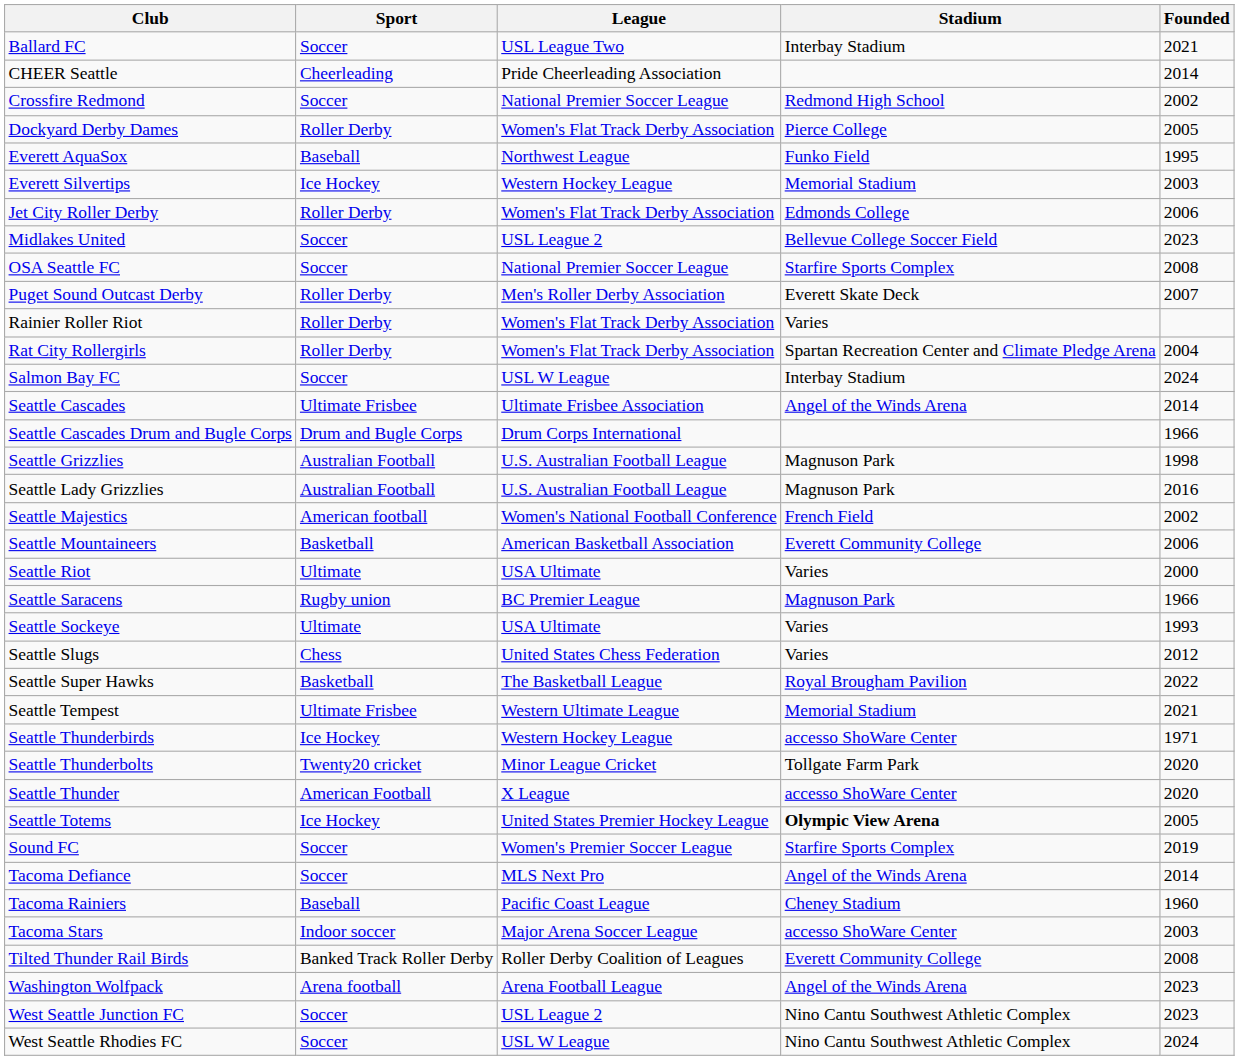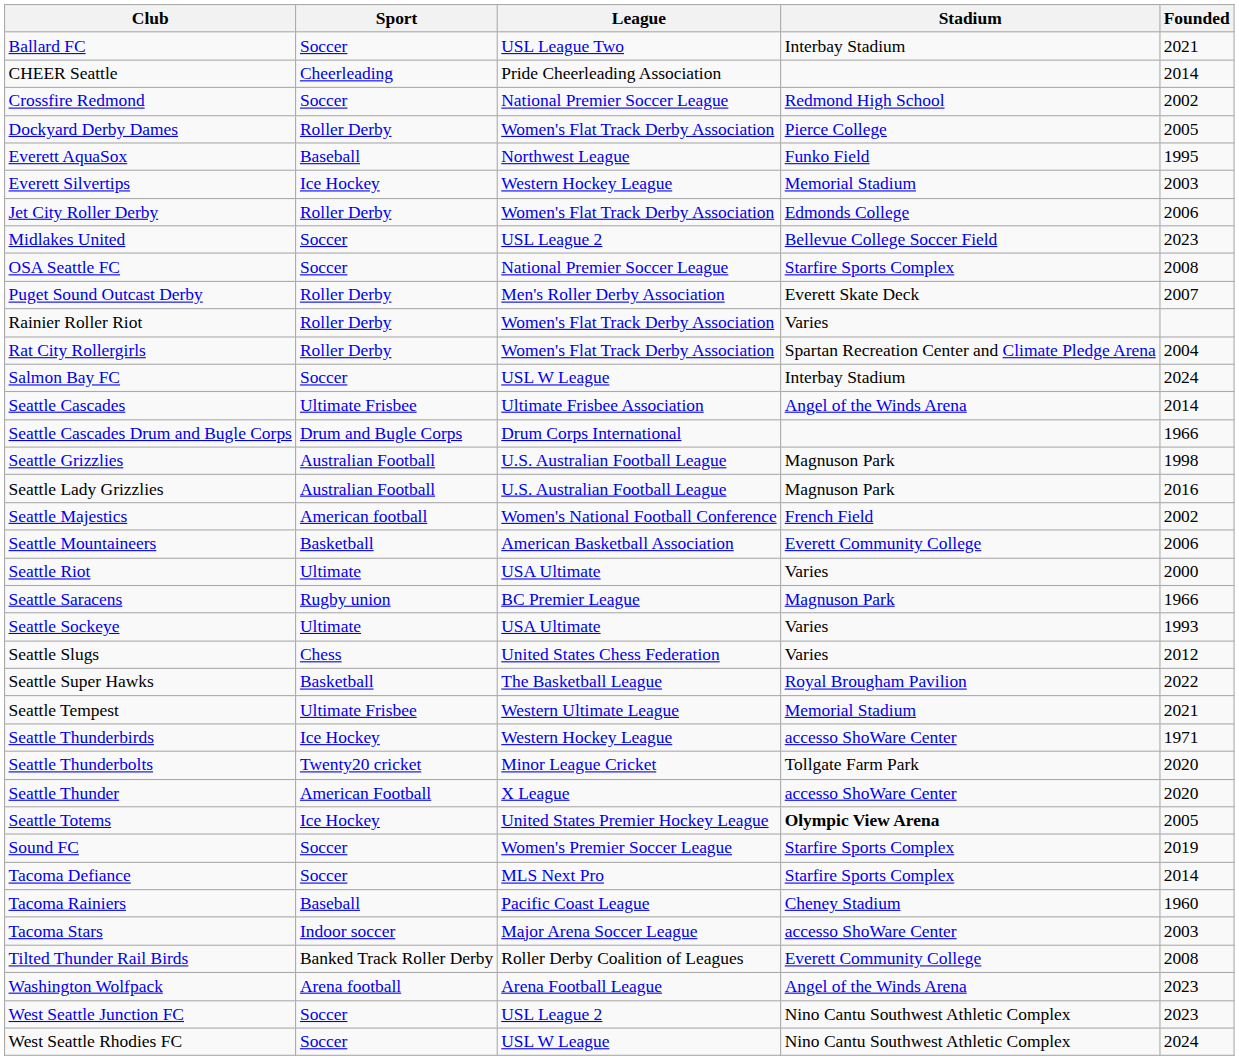(876, 875) Angel of the Winds Arena -> (869, 875) Starfire Sports Complex
